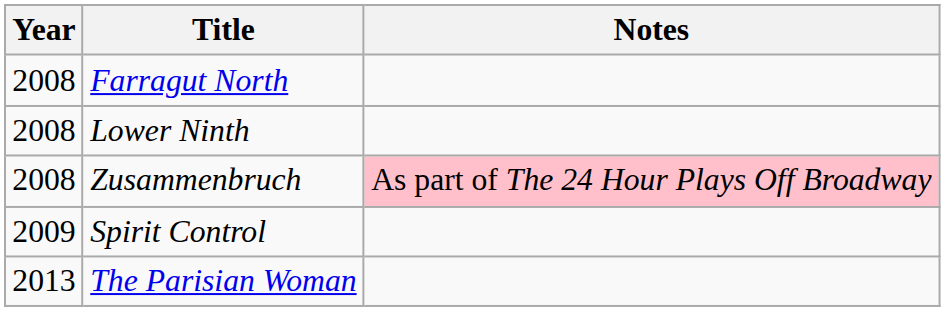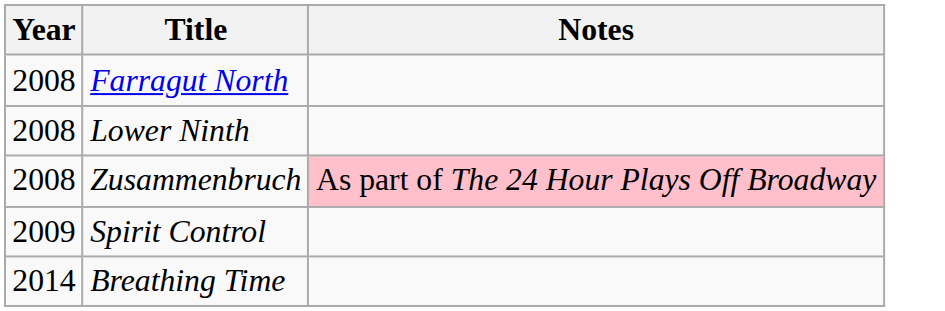- row: (223, 280)
+ row: (188, 280)
